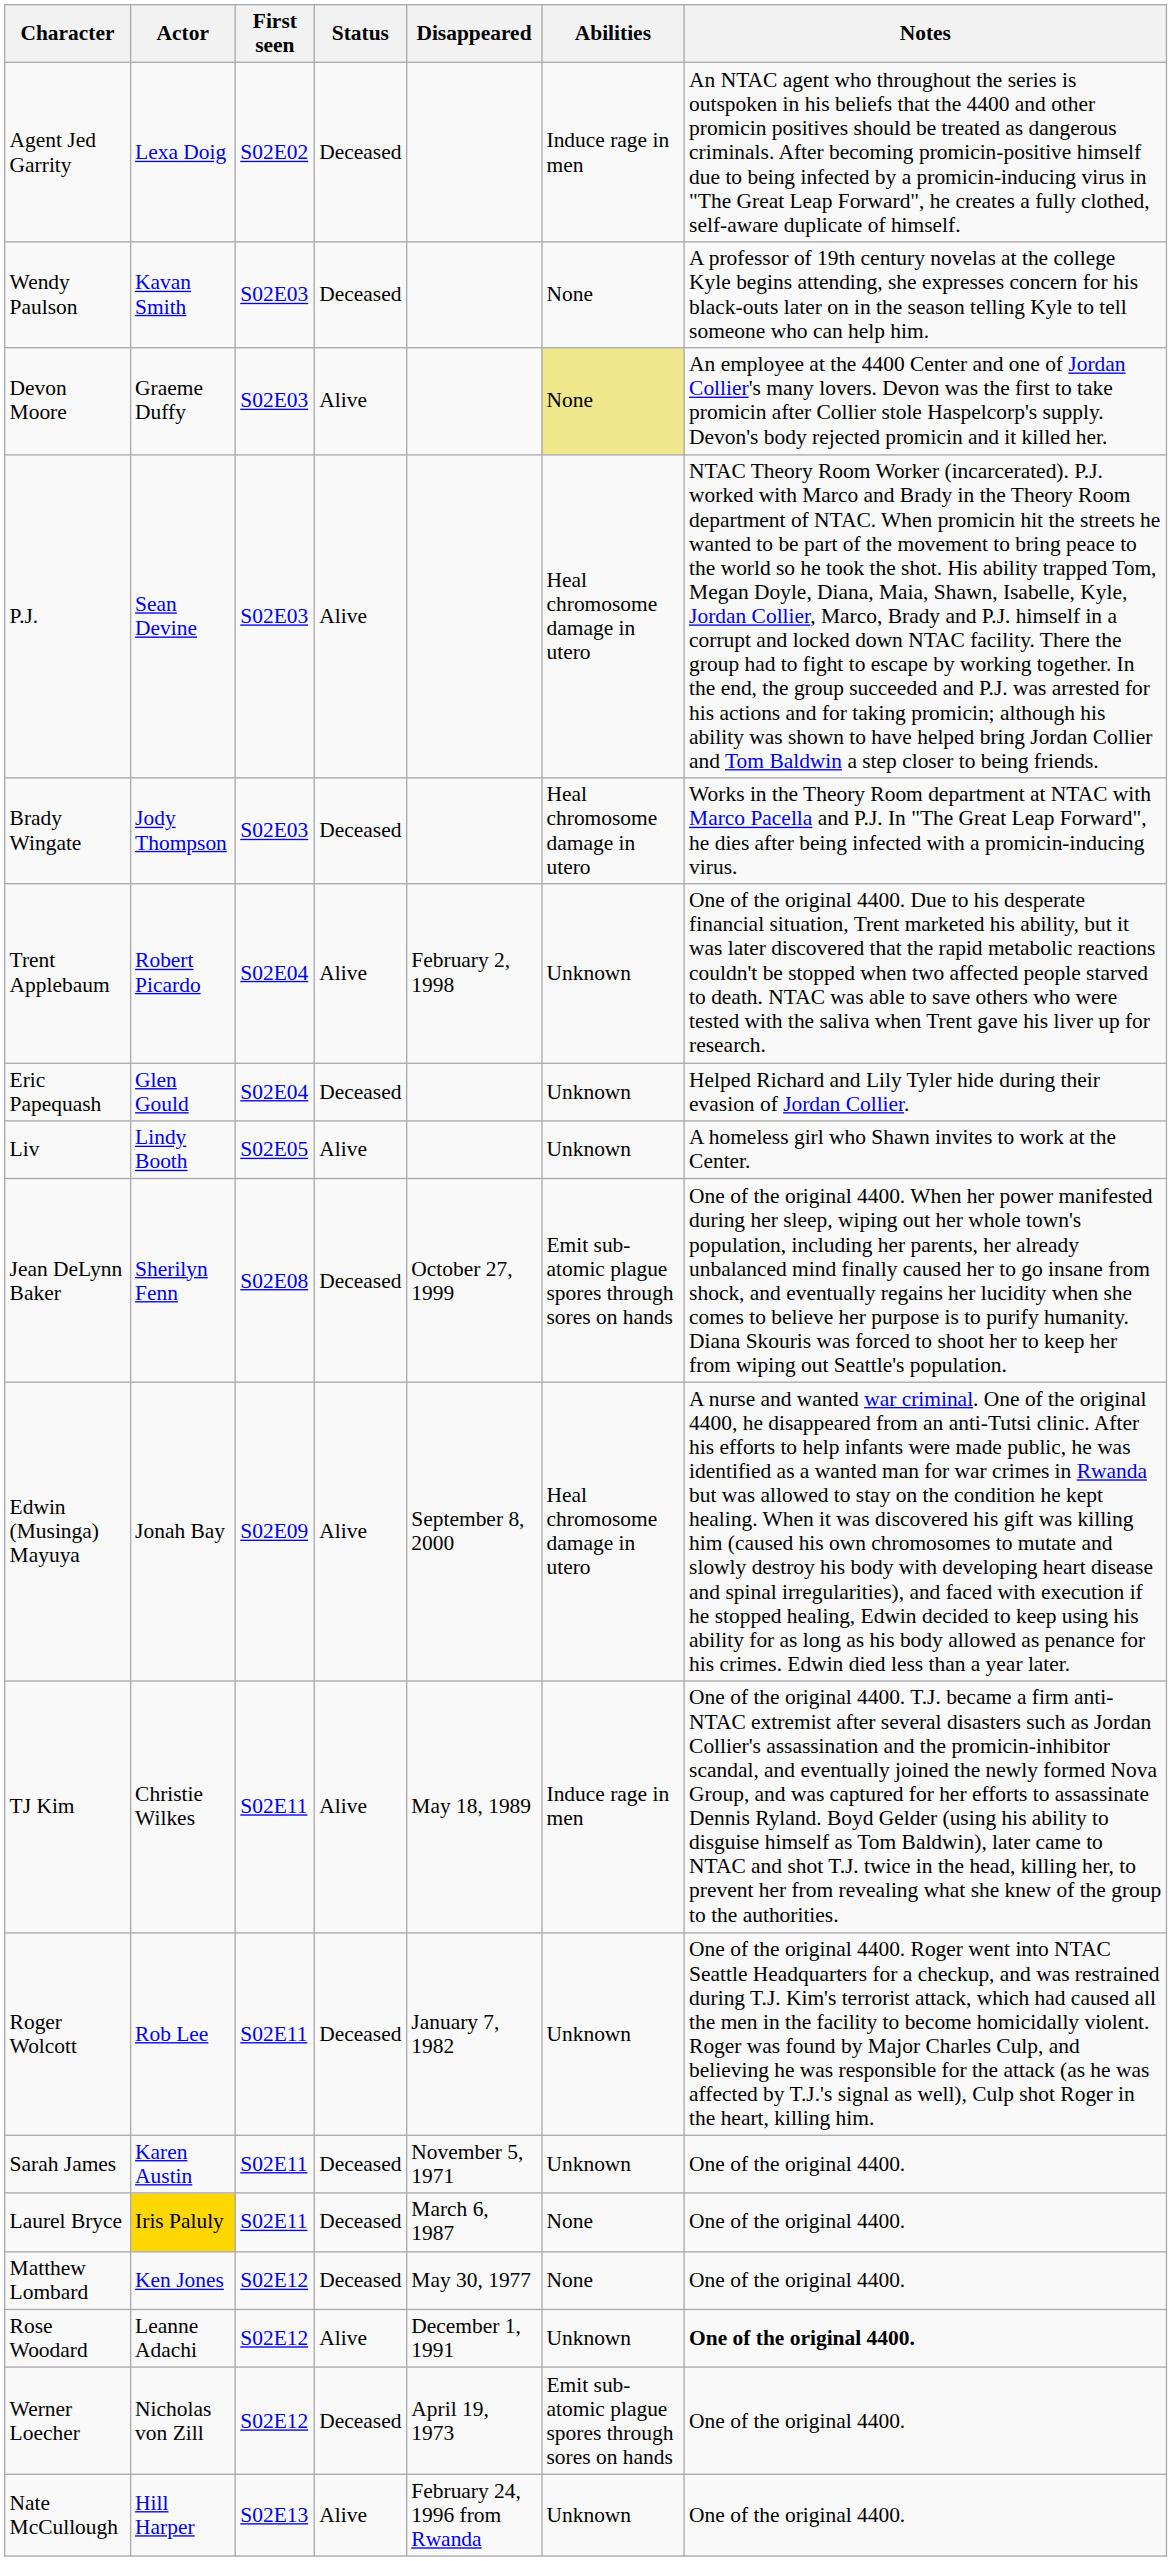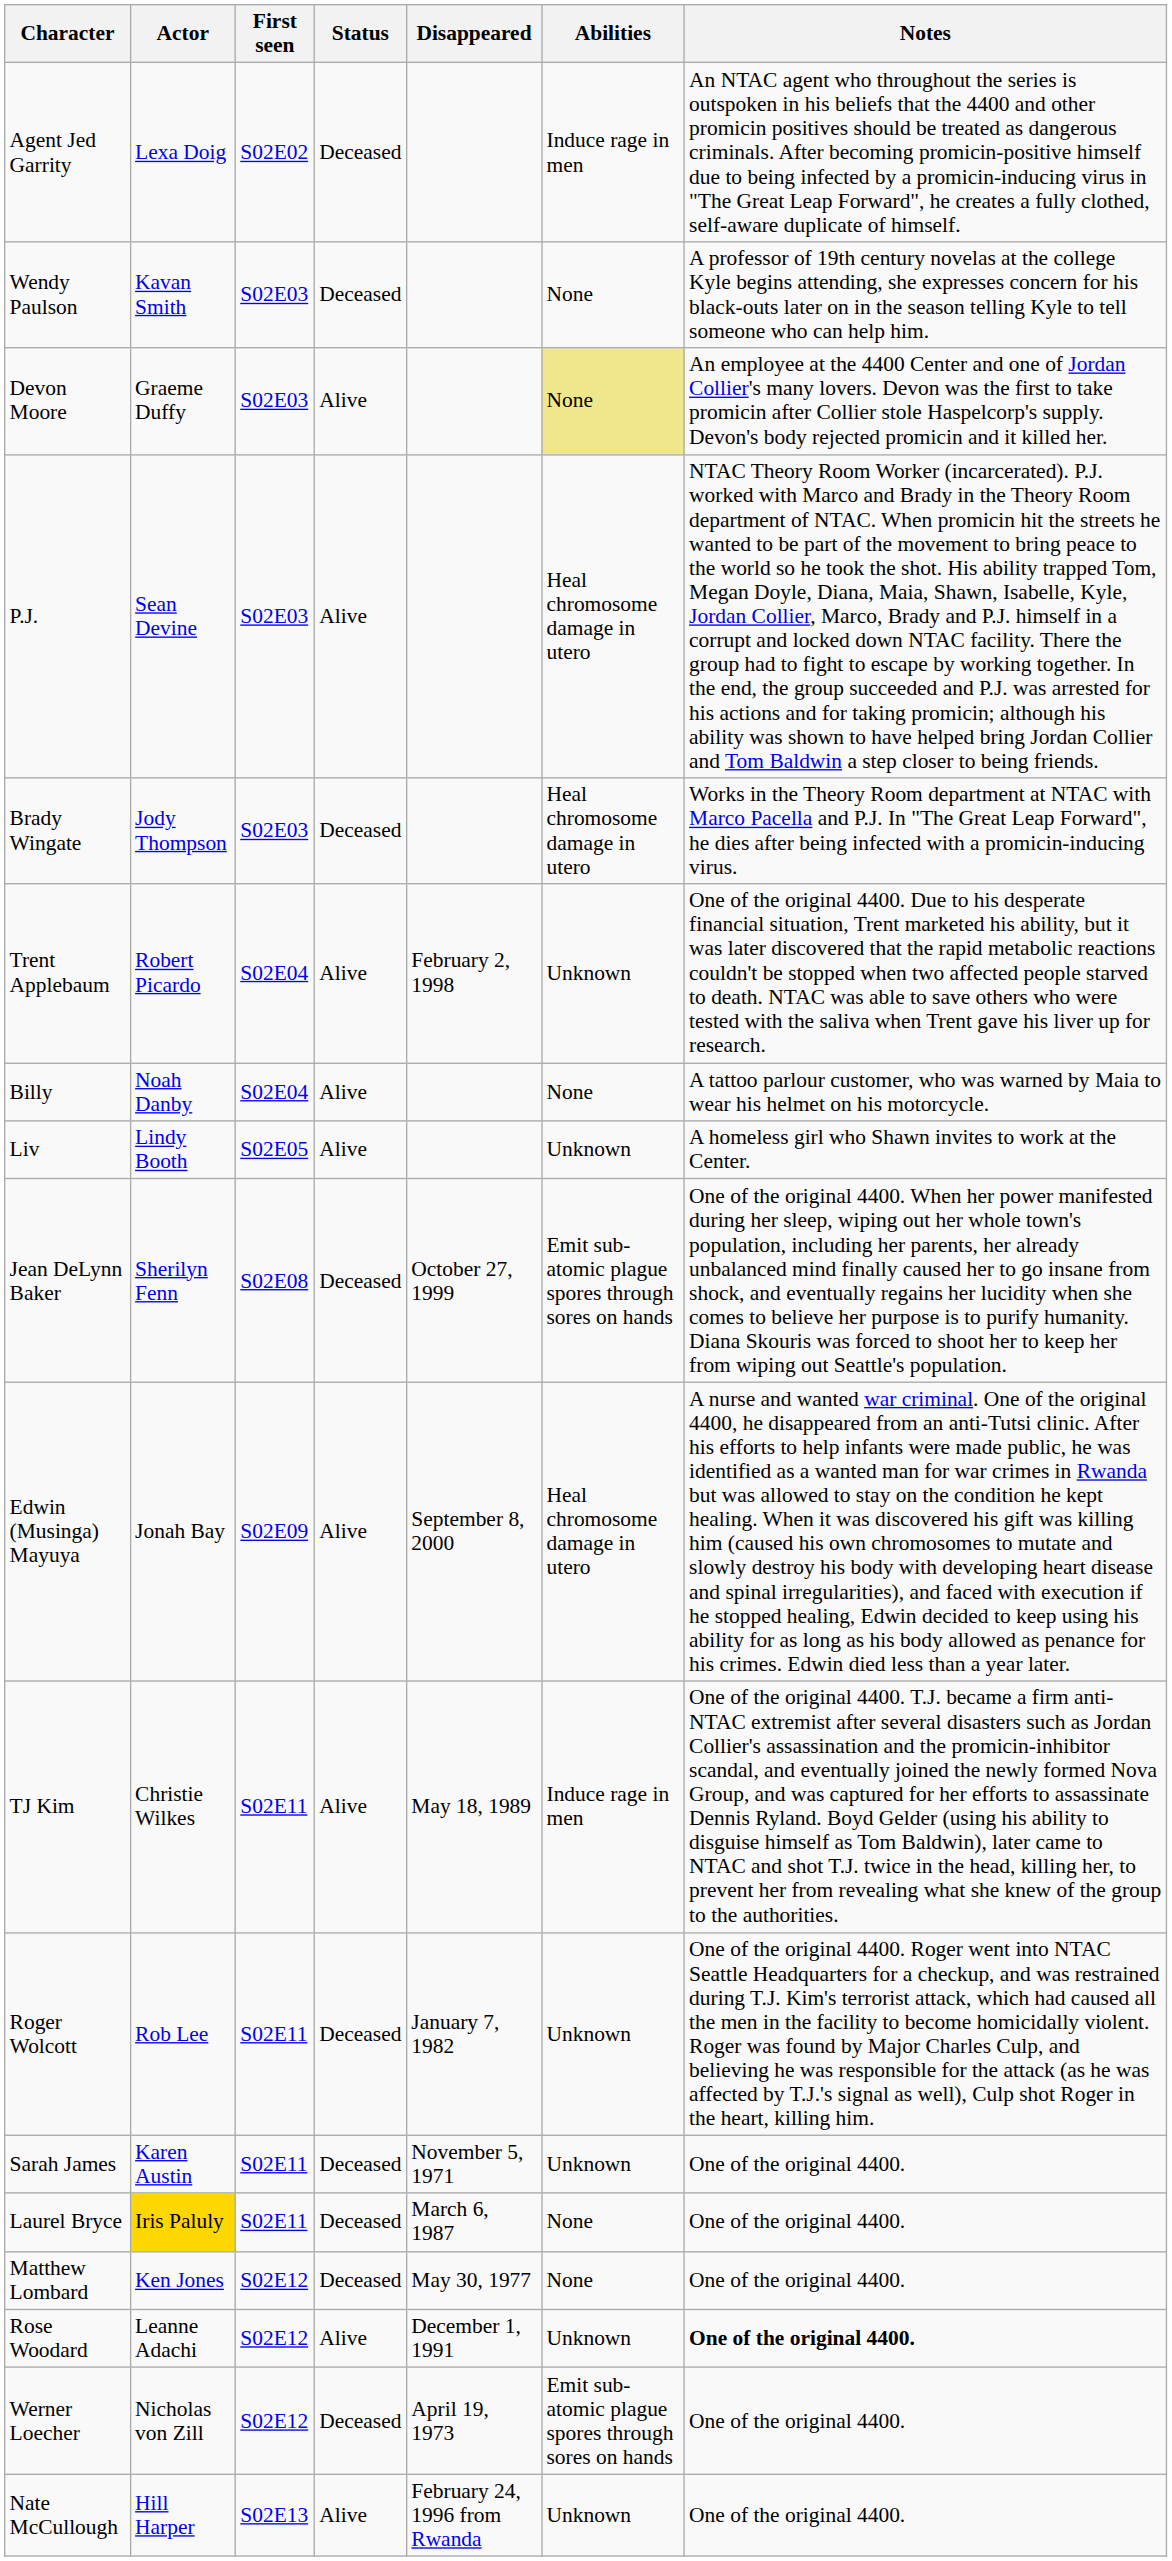- row: (55, 1091)
+ row: (31, 1091)
